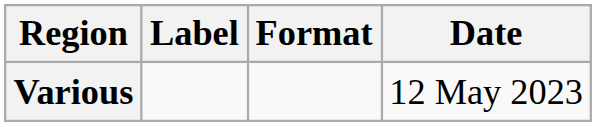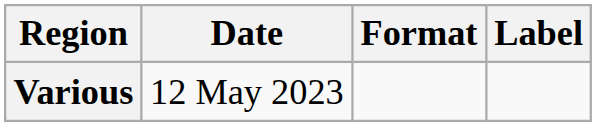columns swapped: (486, 33) <-> (194, 33)
